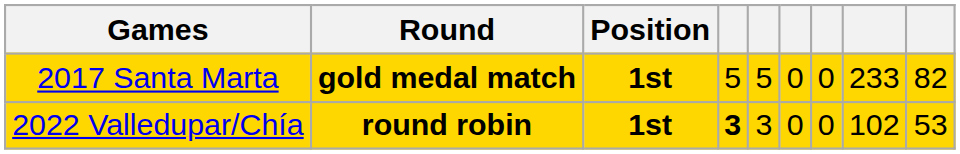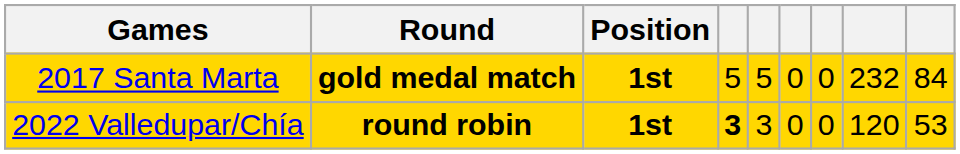(874, 77) 233 -> (874, 77) 232
(931, 77) 82 -> (931, 77) 84
(874, 125) 102 -> (874, 125) 120
